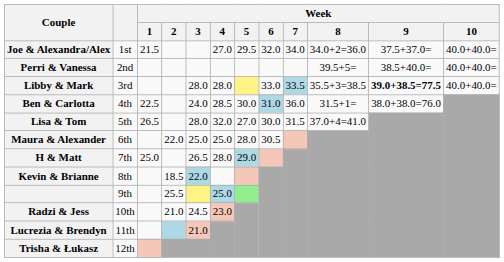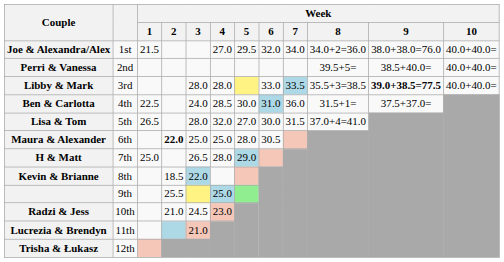(406, 50) 37.5+37.0= -> (406, 50) 38.0+38.0=76.0
(406, 104) 38.0+38.0=76.0 -> (406, 104) 37.5+37.0=
(174, 140) normal -> (174, 140) bold
